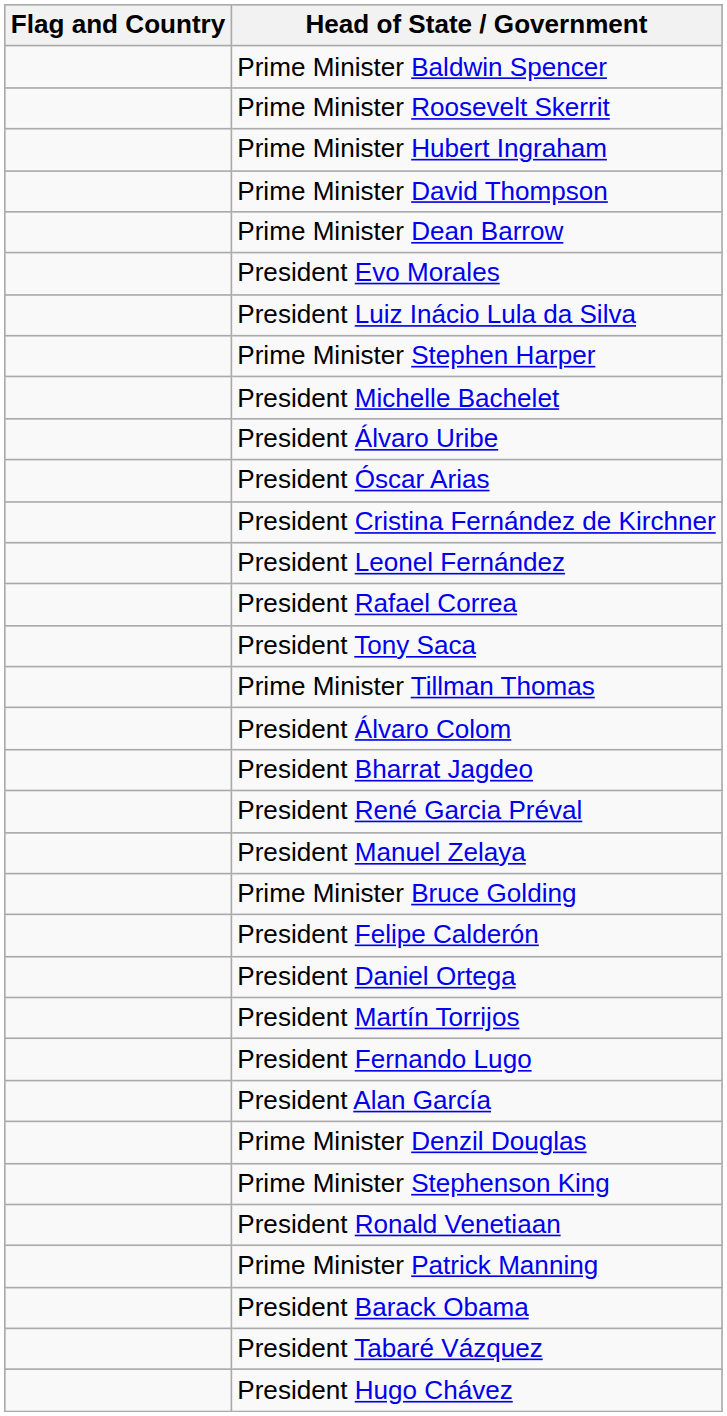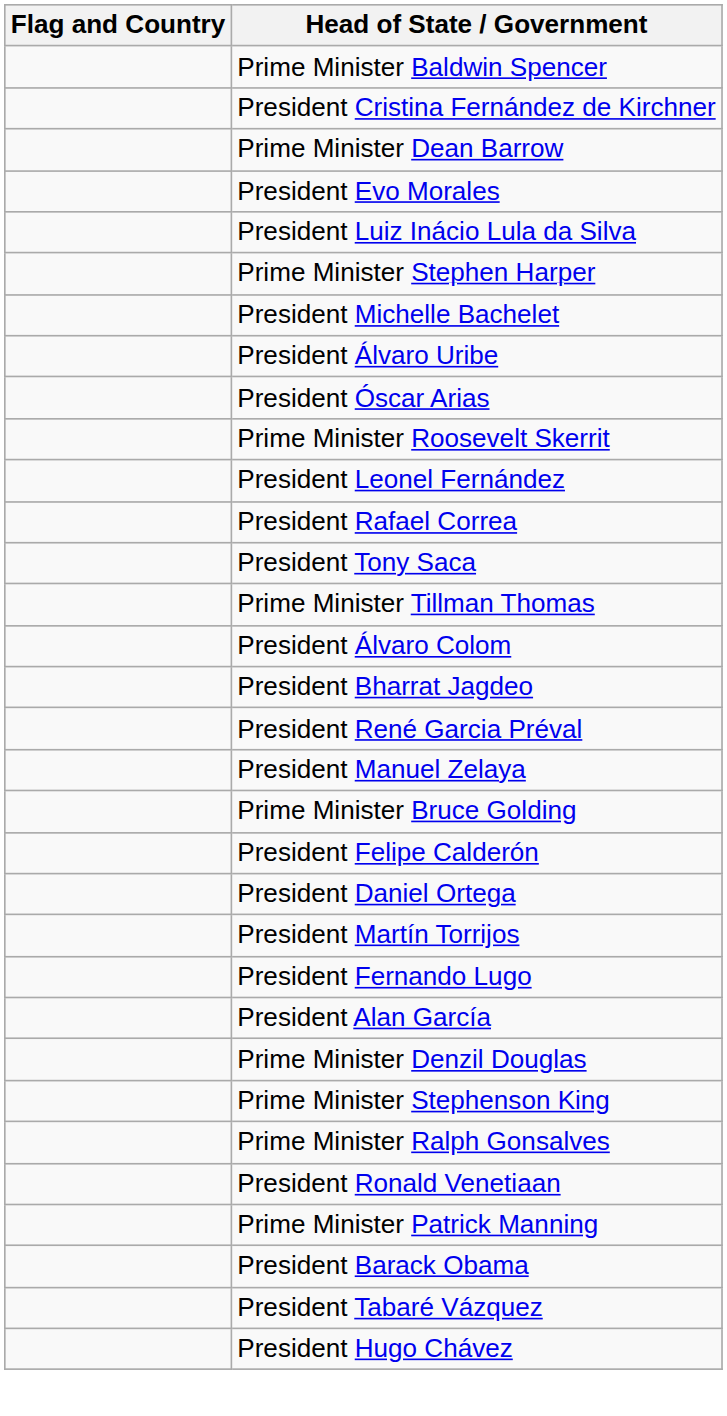rows swapped: (476, 521) <-> (424, 107)
- row: (422, 149)
- row: (423, 190)
+ row: (424, 1141)
